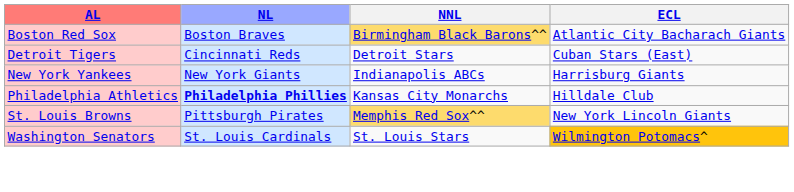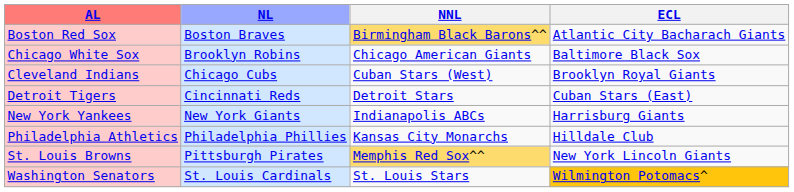+ row: (73, 55)
+ row: (73, 75)
(266, 95) bold -> (266, 136) normal
